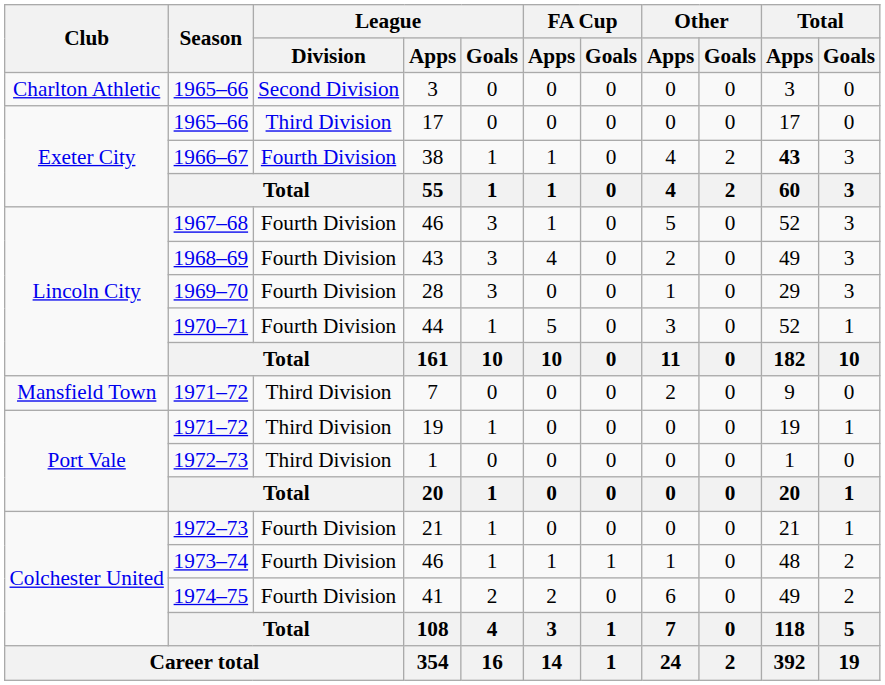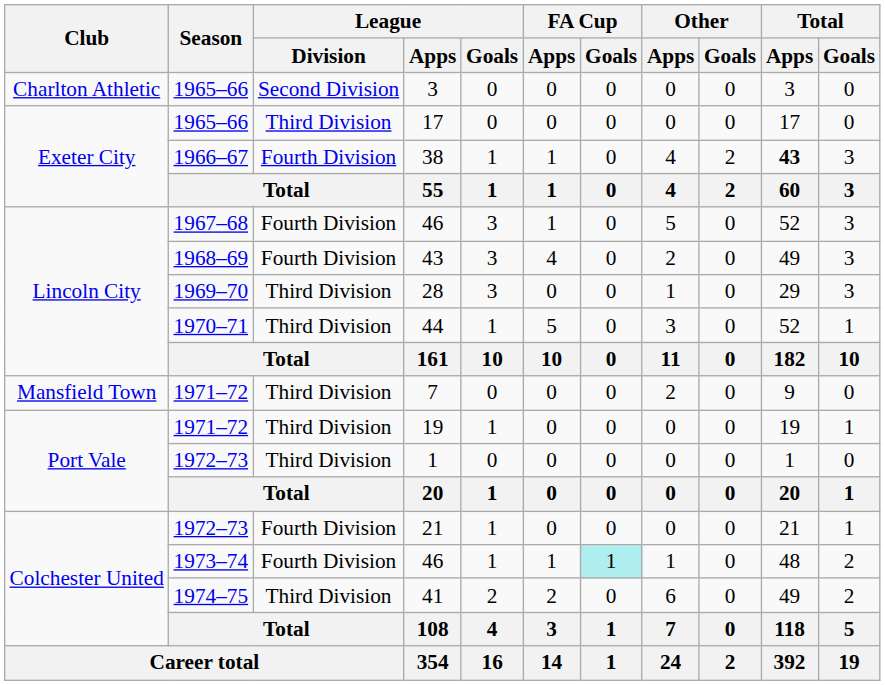(329, 291) Fourth Division -> (329, 291) Third Division
(329, 325) Fourth Division -> (329, 325) Third Division
(611, 561) no background -> (611, 561) paleturquoise background
(329, 595) Fourth Division -> (329, 595) Third Division
